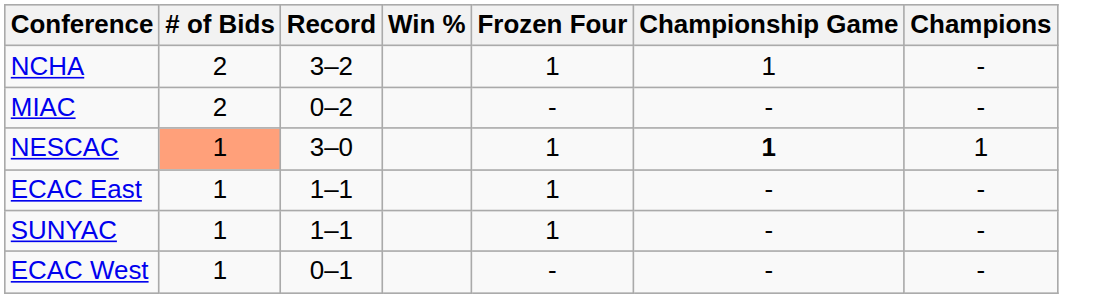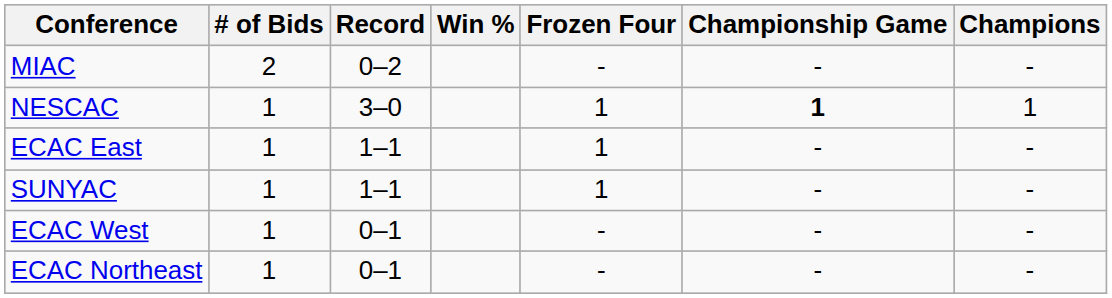- row: (48, 66)
(220, 148) lightsalmon background -> (269, 107) no background
+ row: (107, 271)
